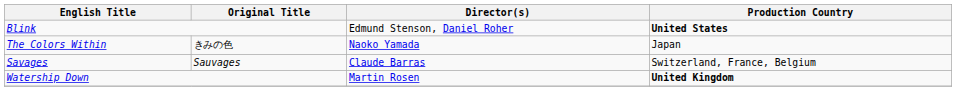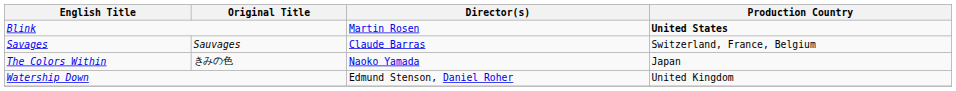(431, 28) Edmund Stenson, Daniel Roher -> (384, 28) Martin Rosen
rows swapped: (57, 45) <-> (27, 62)
(384, 78) Martin Rosen -> (431, 78) Edmund Stenson, Daniel Roher
(693, 78) bold -> (693, 78) normal
